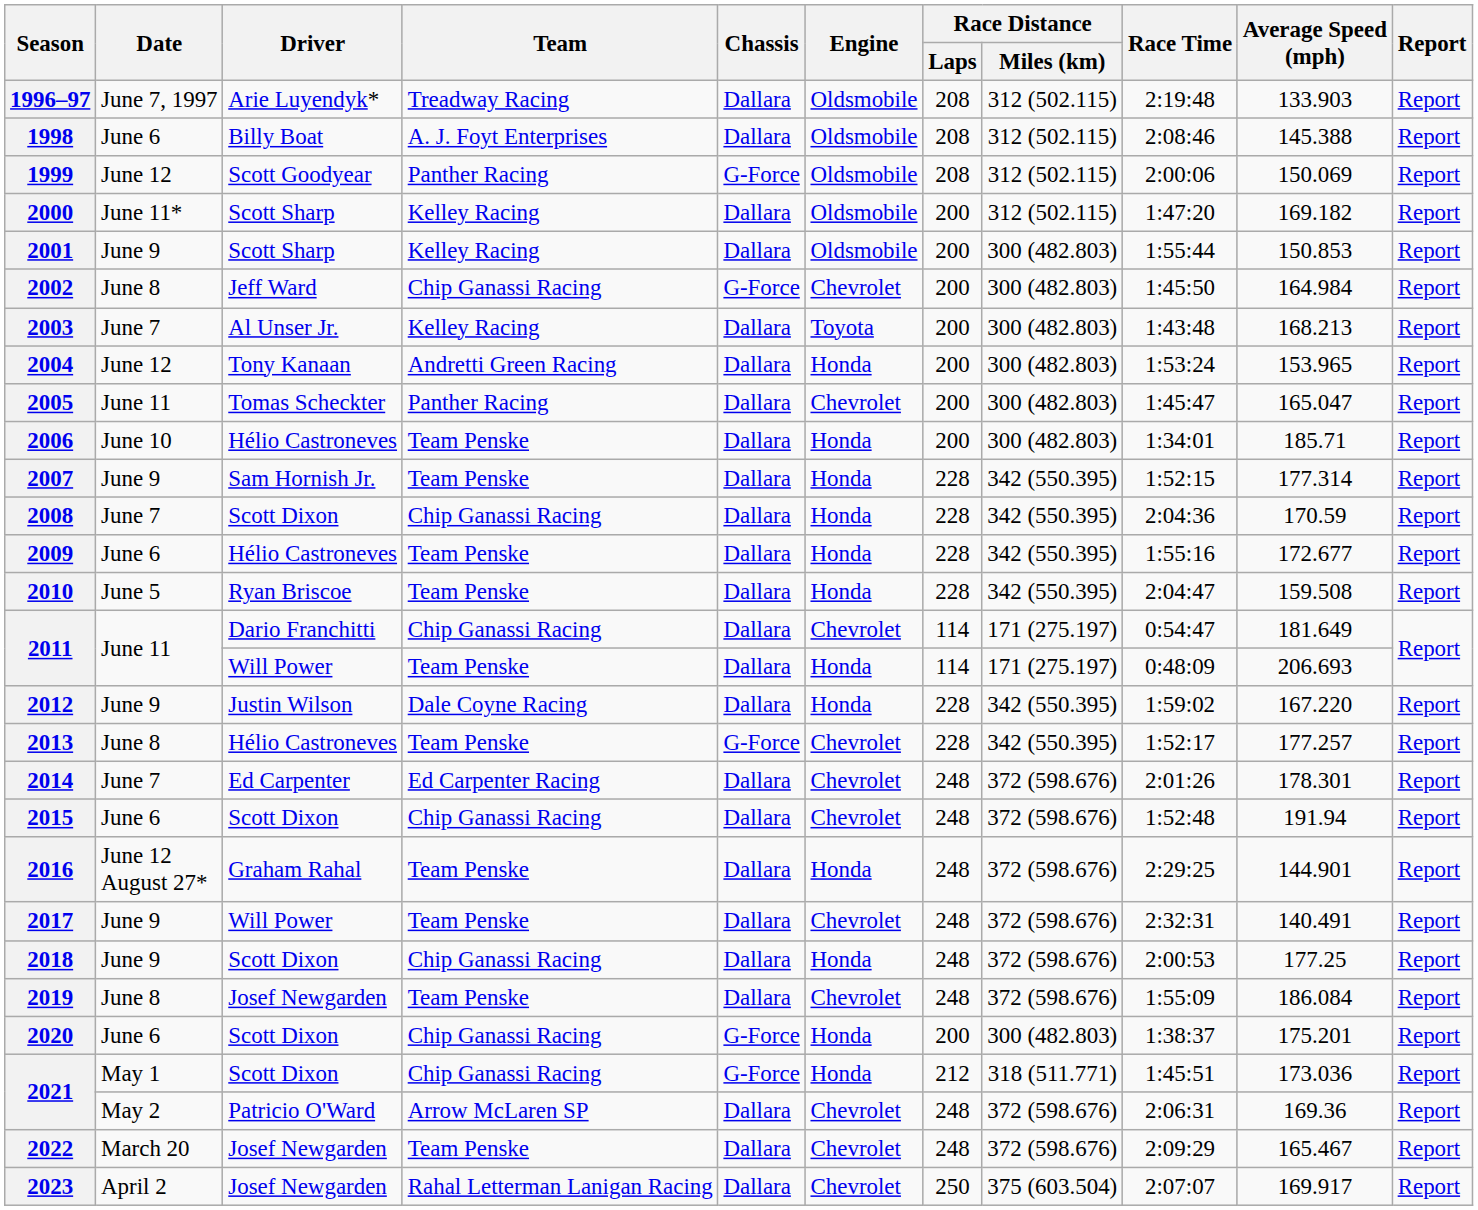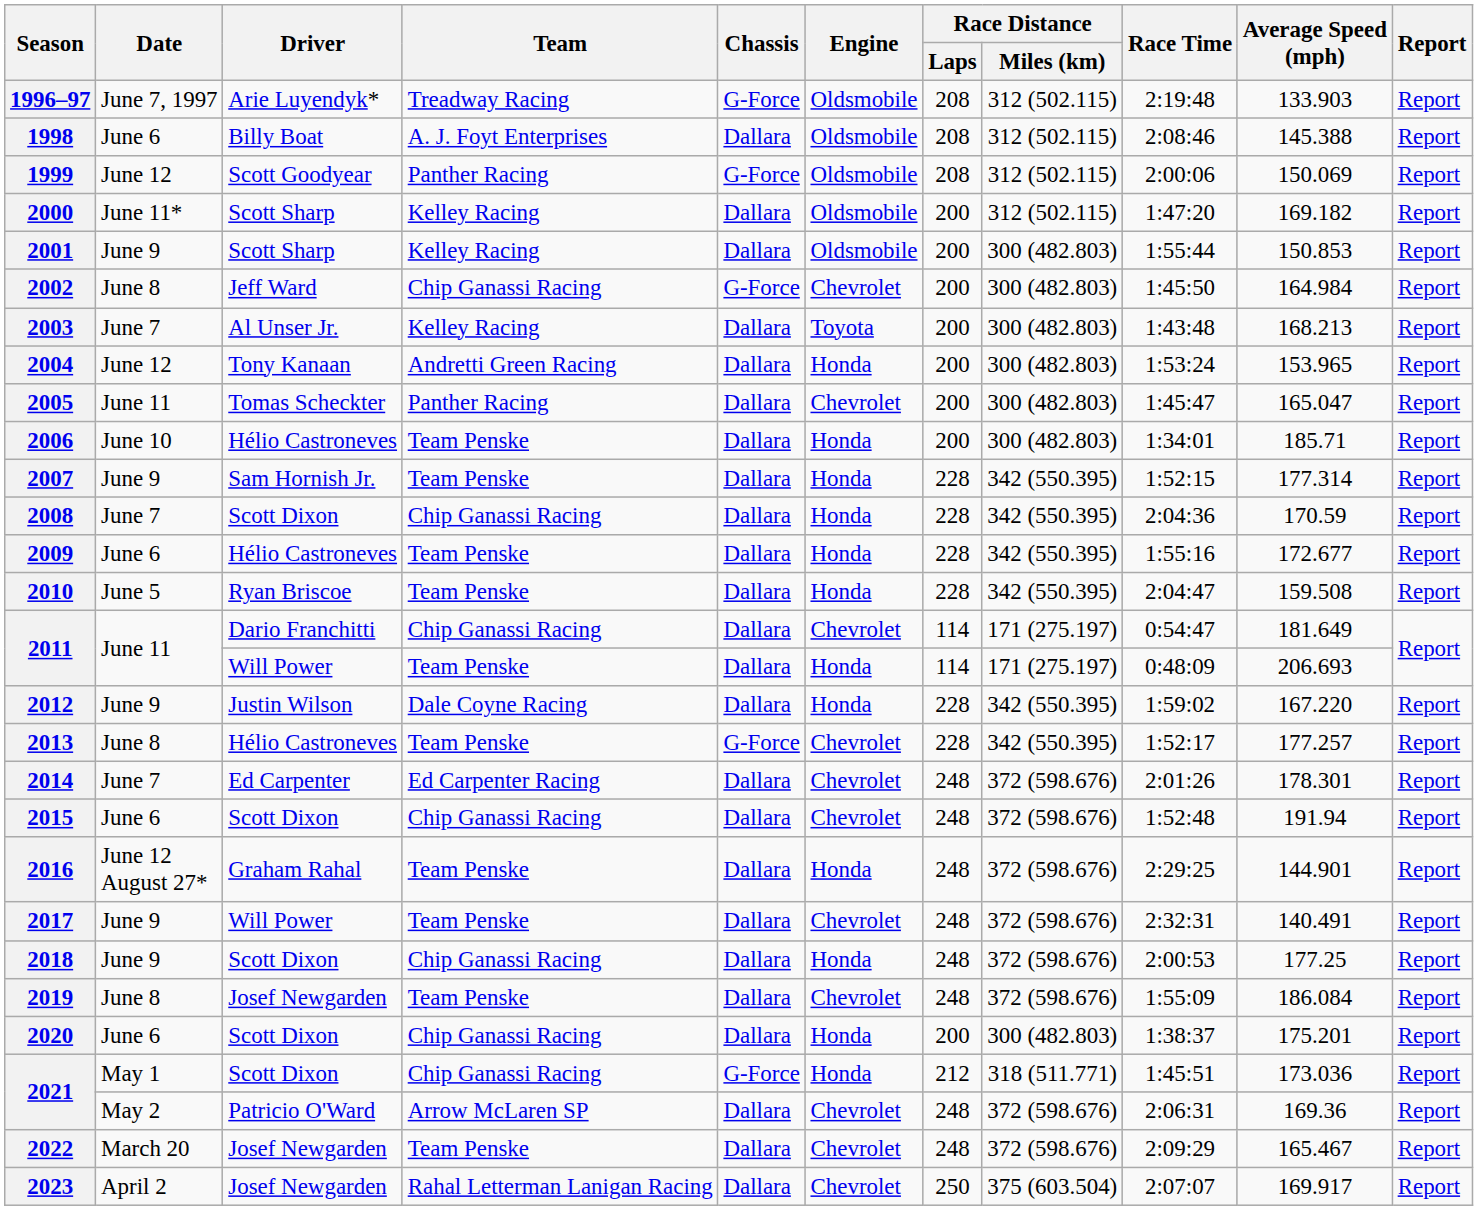(757, 99) Dallara -> (762, 99) G-Force
(762, 1034) G-Force -> (757, 1034) Dallara
